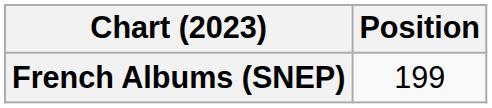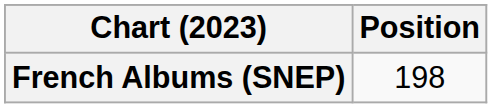(420, 77) 199 -> (420, 77) 198
